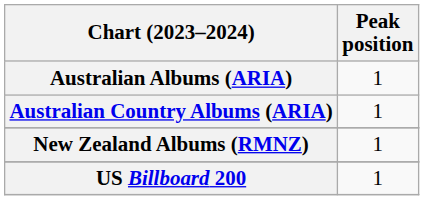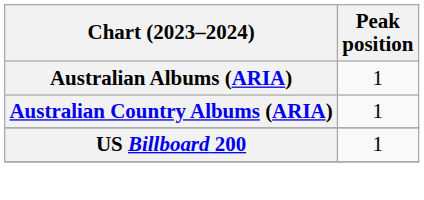- row: (171, 144)
